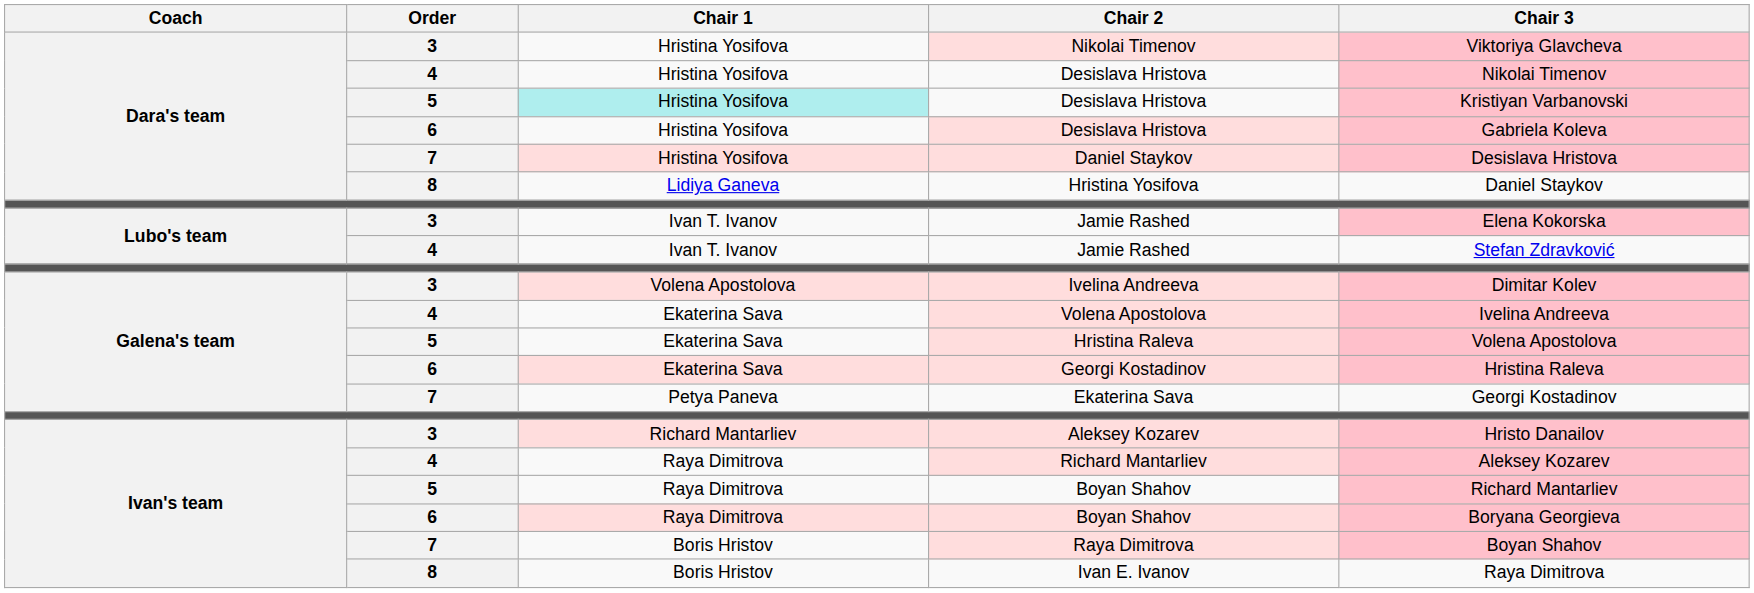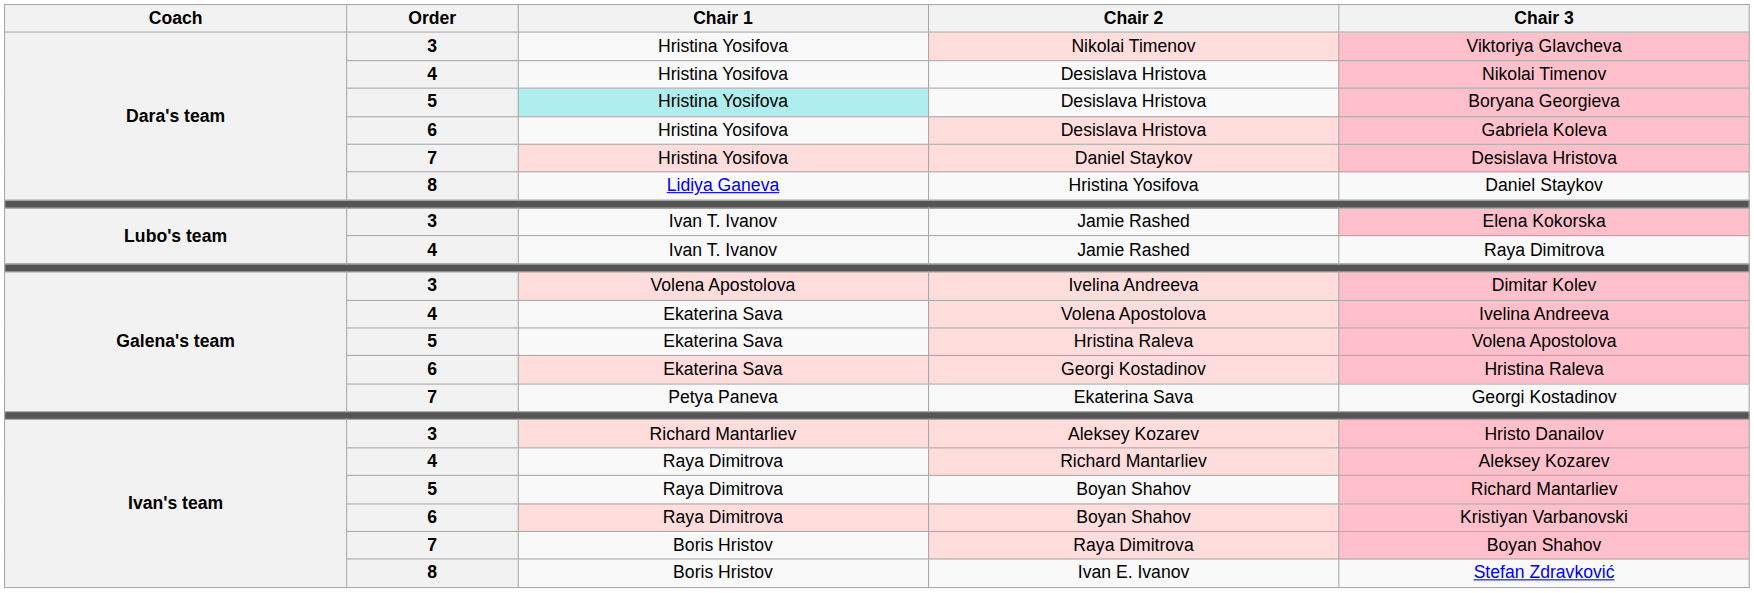(1544, 102) Kristiyan Varbanovski -> (1544, 102) Boryana Georgieva
(1544, 249) Stefan Zdravković -> (1544, 249) Raya Dimitrova
(1544, 517) Boryana Georgieva -> (1544, 517) Kristiyan Varbanovski
(1544, 573) Raya Dimitrova -> (1544, 573) Stefan Zdravković
